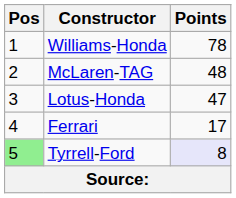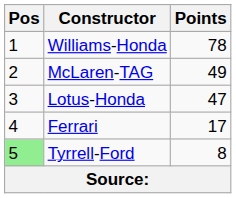(217, 72) 48 -> (217, 72) 49
(222, 153) lavender background -> (222, 153) no background
